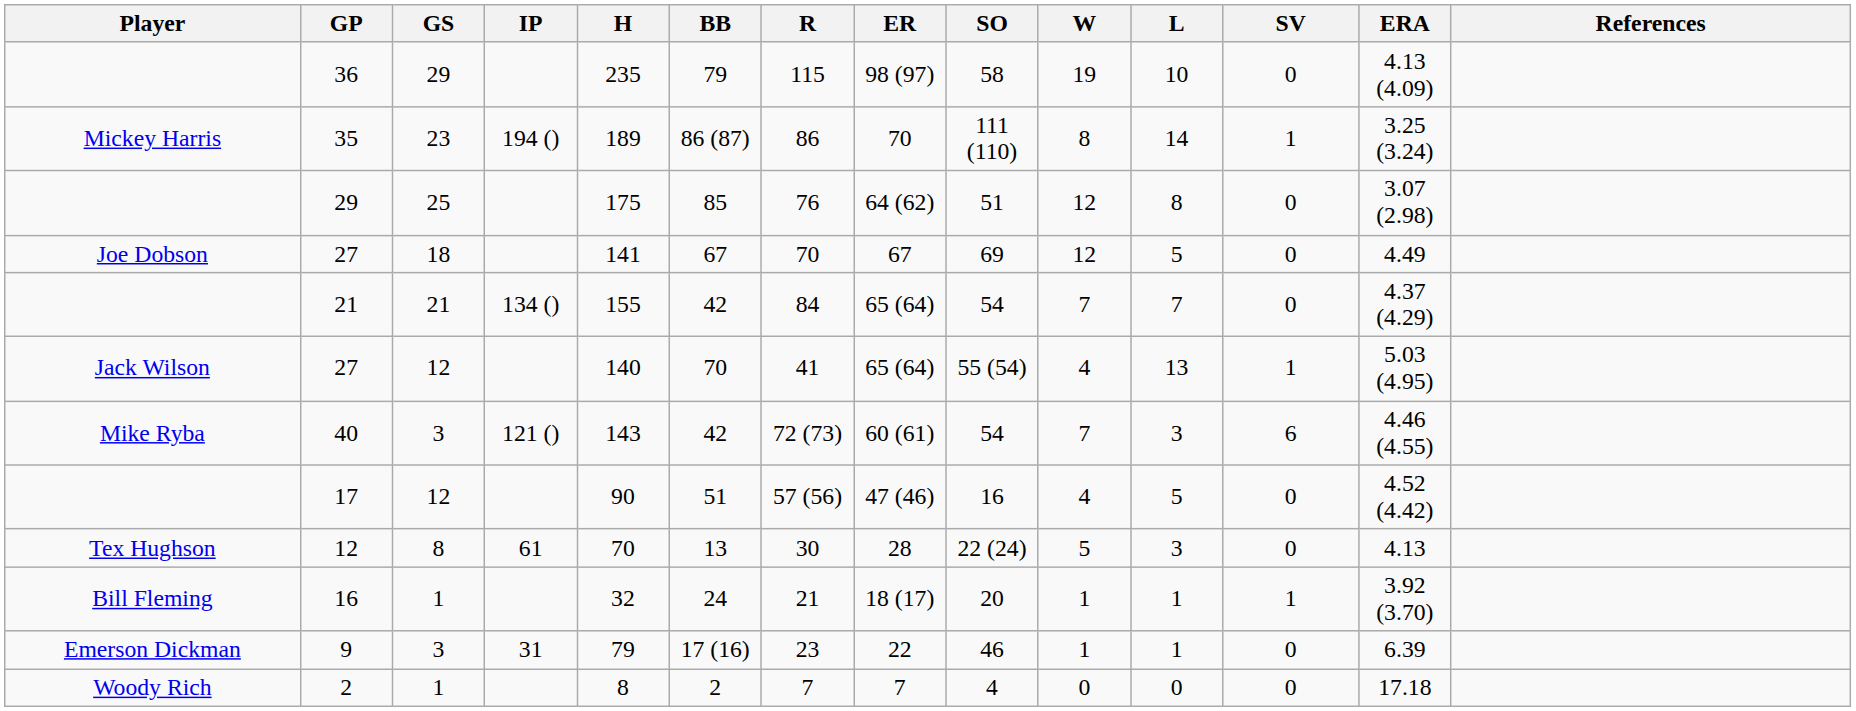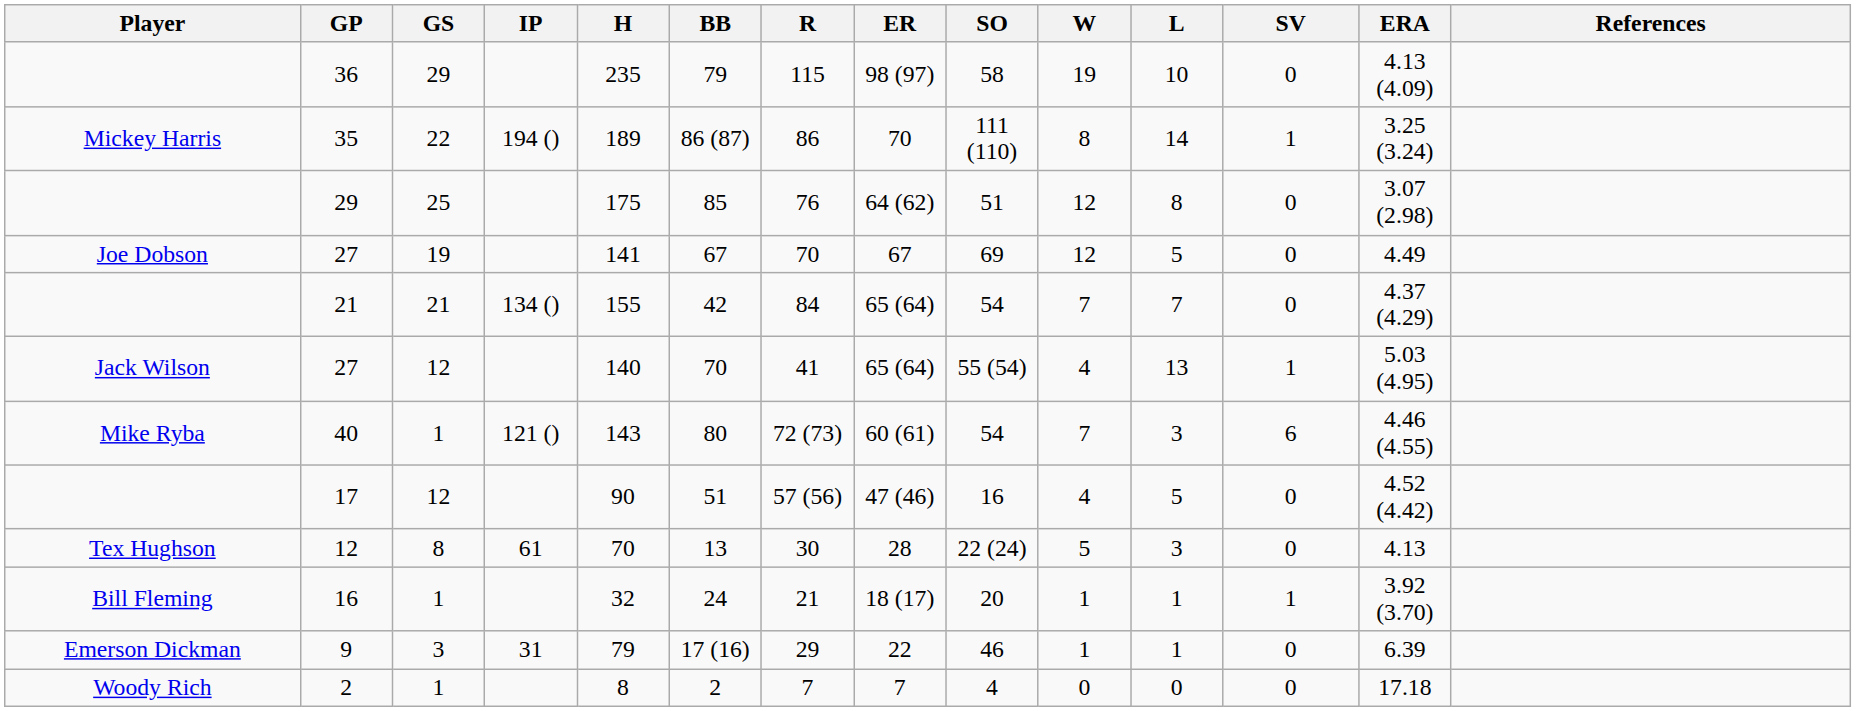(438, 138) 23 -> (438, 138) 22
(438, 253) 18 -> (438, 253) 19
(438, 432) 3 -> (438, 432) 1
(715, 432) 42 -> (715, 432) 80
(808, 649) 23 -> (808, 649) 29
